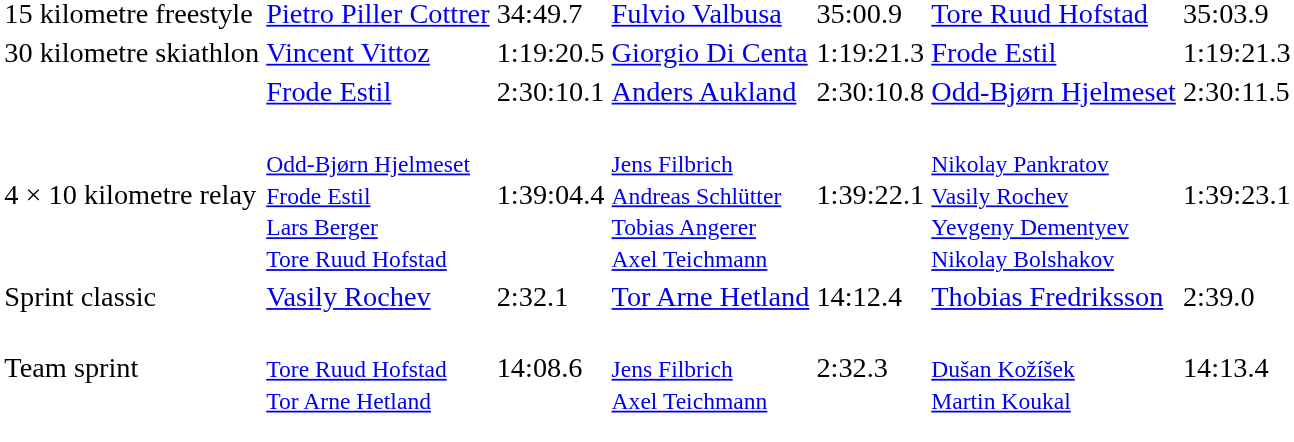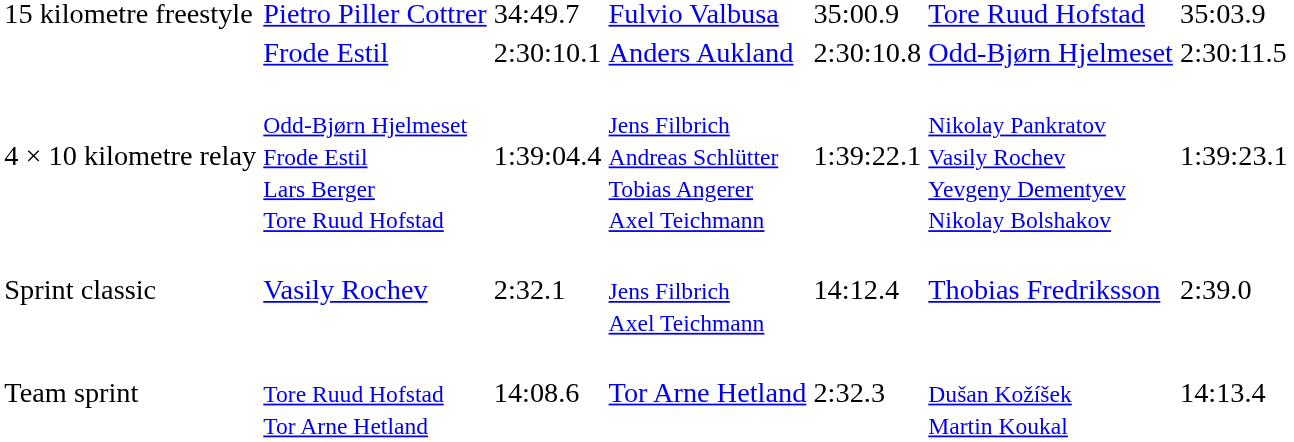- row: (132, 52)
(710, 297) Tor Arne Hetland -> (687, 307) Jens Filbrich Axel Teichmann
(689, 385) Jens Filbrich Axel Teichmann -> (707, 392) Tor Arne Hetland
